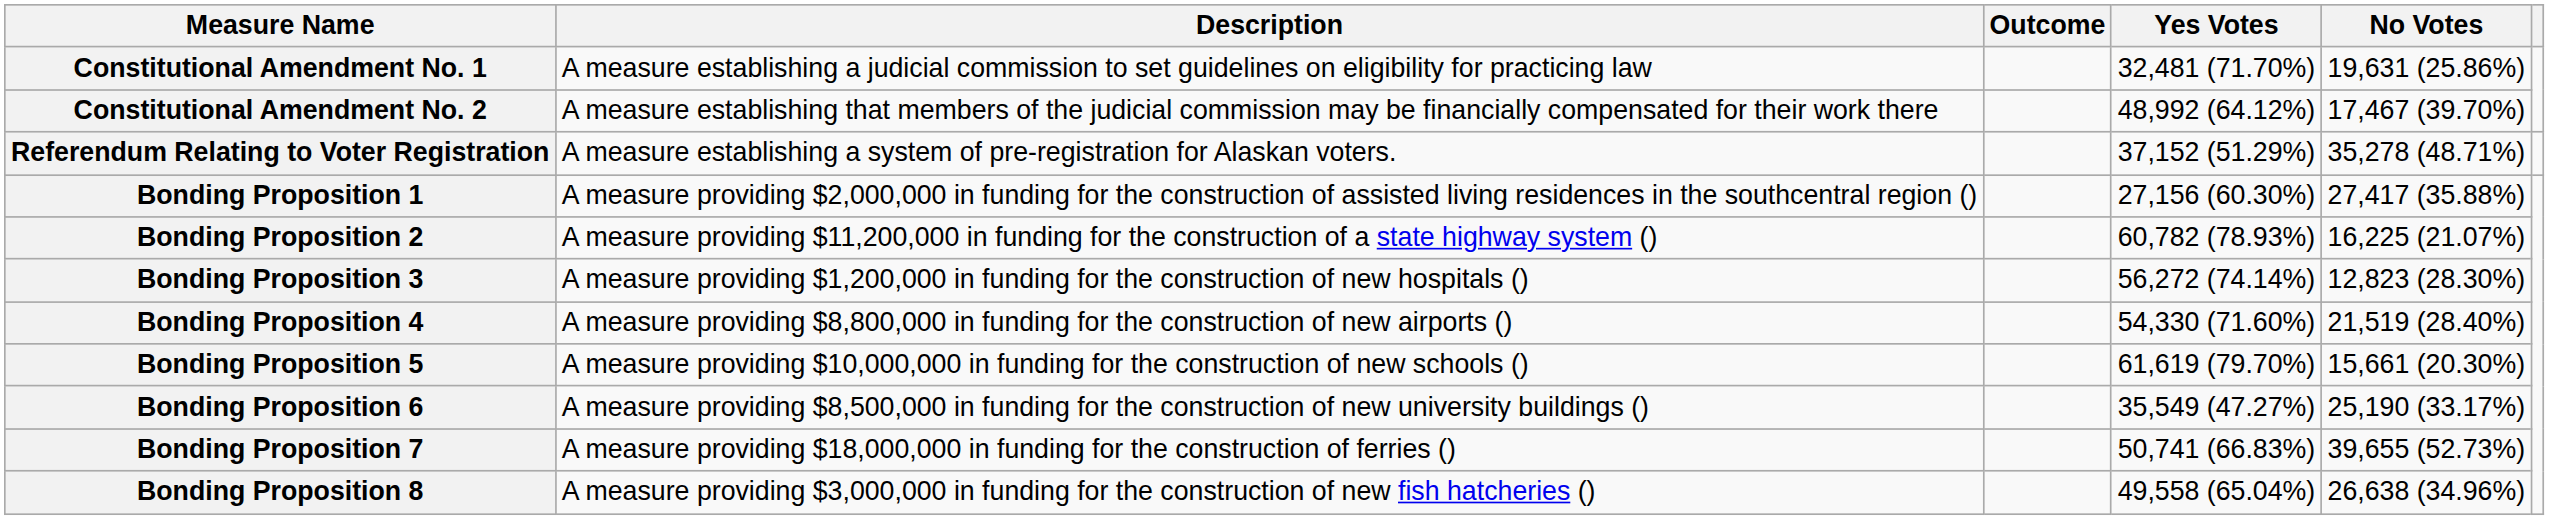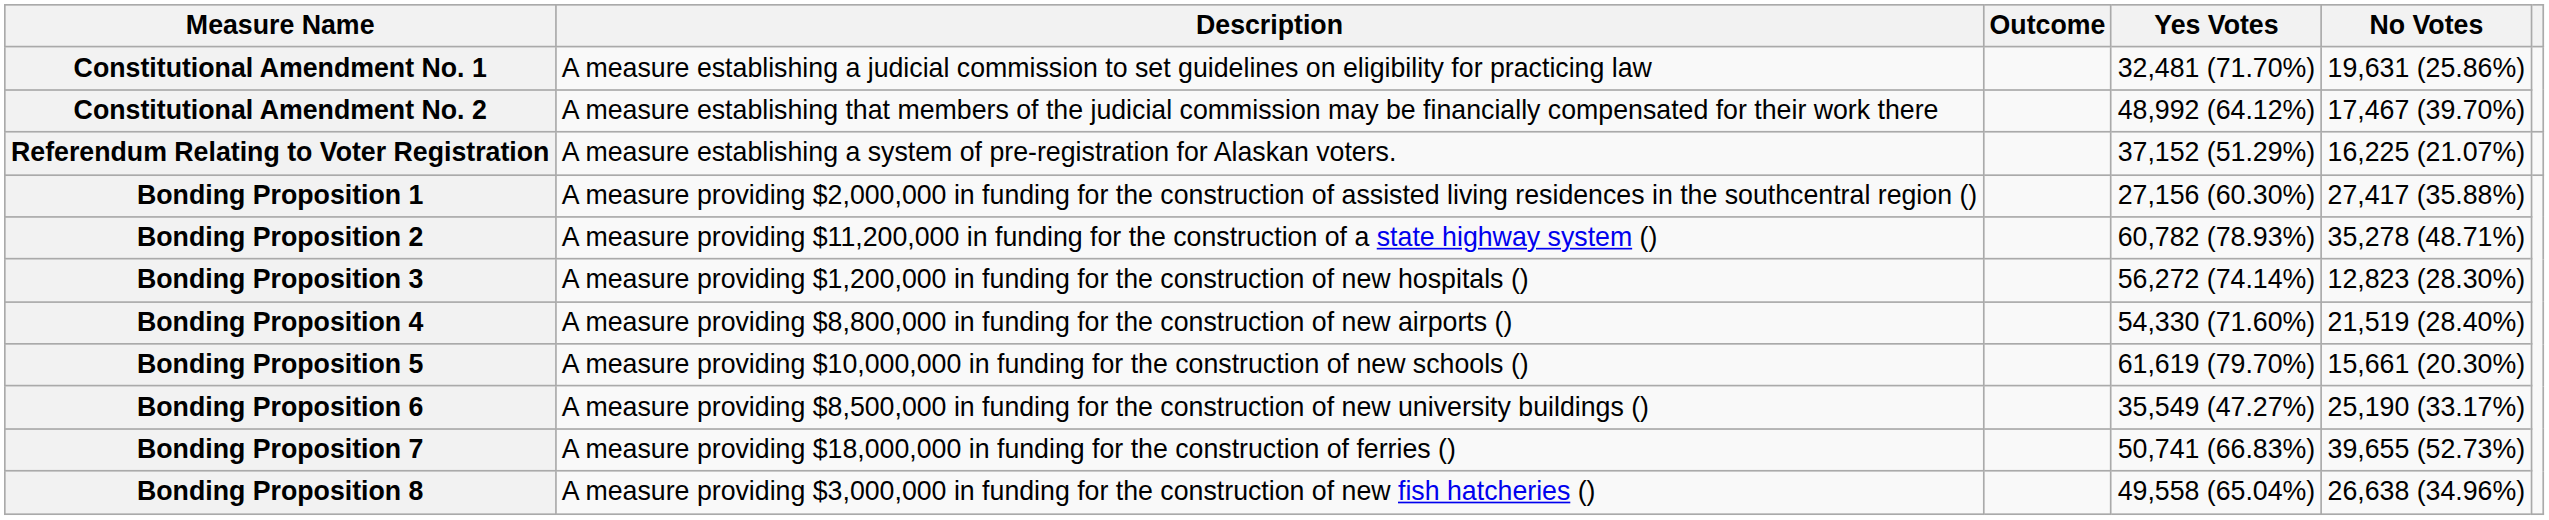(2426, 152) 35,278 (48.71%) -> (2426, 152) 16,225 (21.07%)
(2426, 237) 16,225 (21.07%) -> (2426, 237) 35,278 (48.71%)
